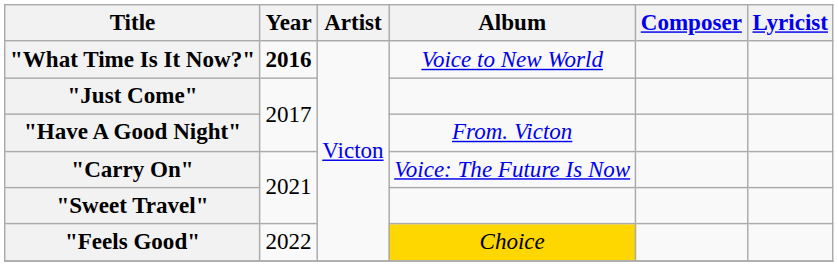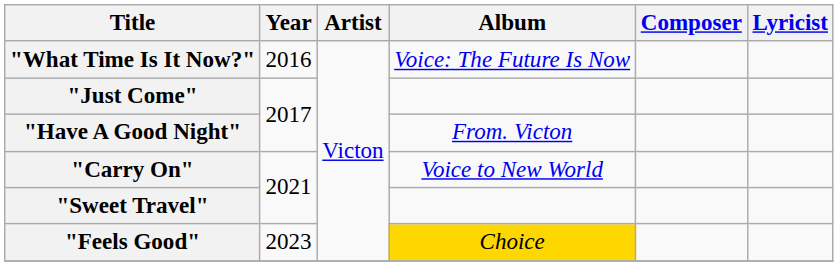(289, 59) bold -> (289, 59) normal
(512, 59) Voice to New World -> (512, 59) Voice: The Future Is Now
(512, 168) Voice: The Future Is Now -> (512, 168) Voice to New World
(289, 242) 2022 -> (289, 242) 2023
